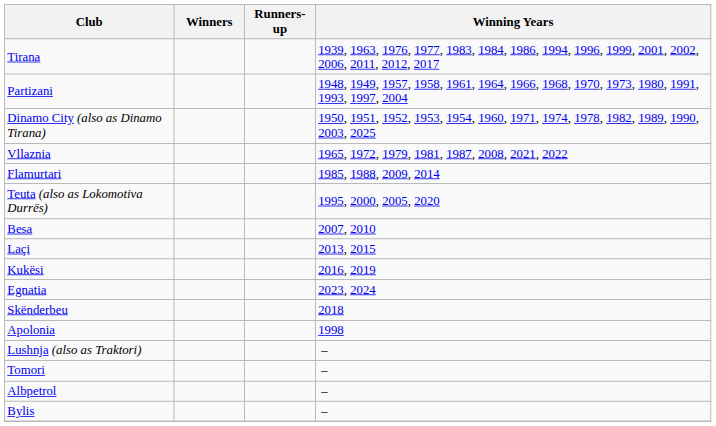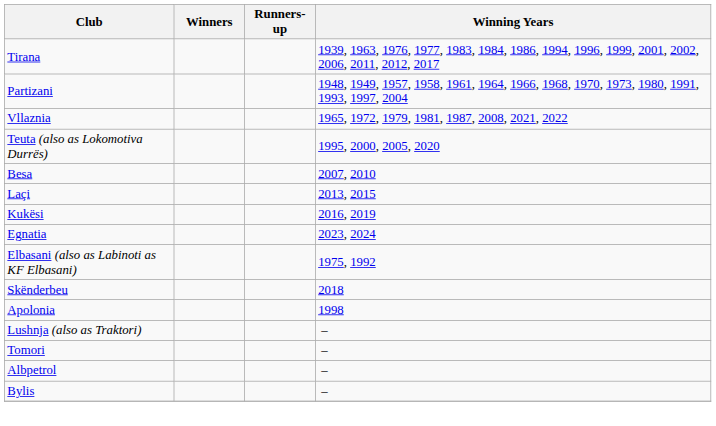- row: (85, 125)
- row: (34, 173)
+ row: (82, 262)
